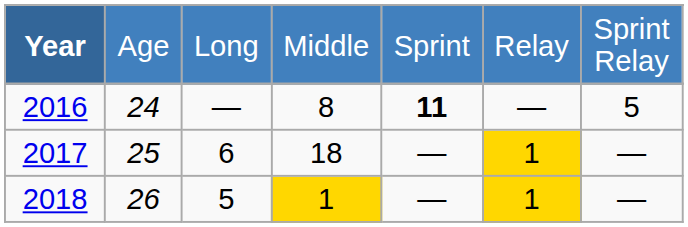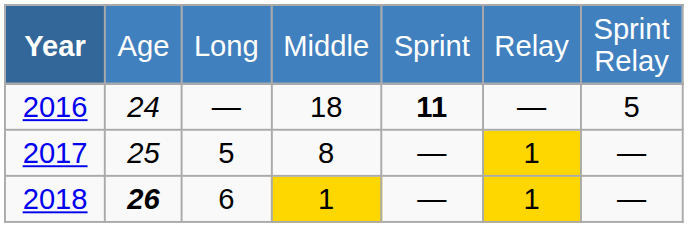(326, 107) 8 -> (326, 107) 18
(226, 153) 6 -> (226, 153) 5
(326, 153) 18 -> (326, 153) 8
(143, 199) normal -> (143, 199) bold
(226, 199) 5 -> (226, 199) 6
